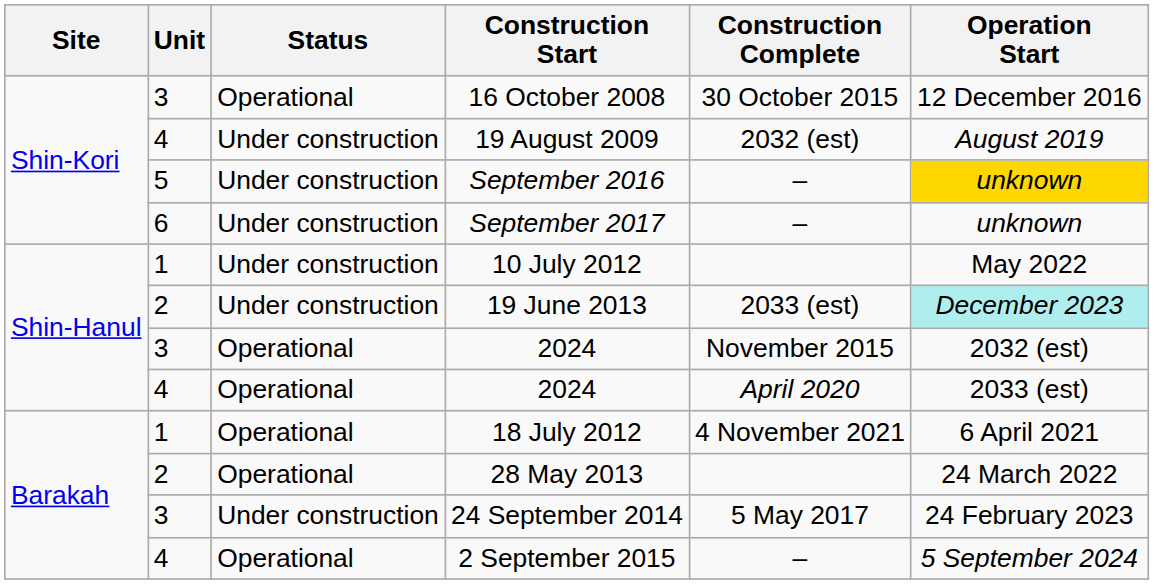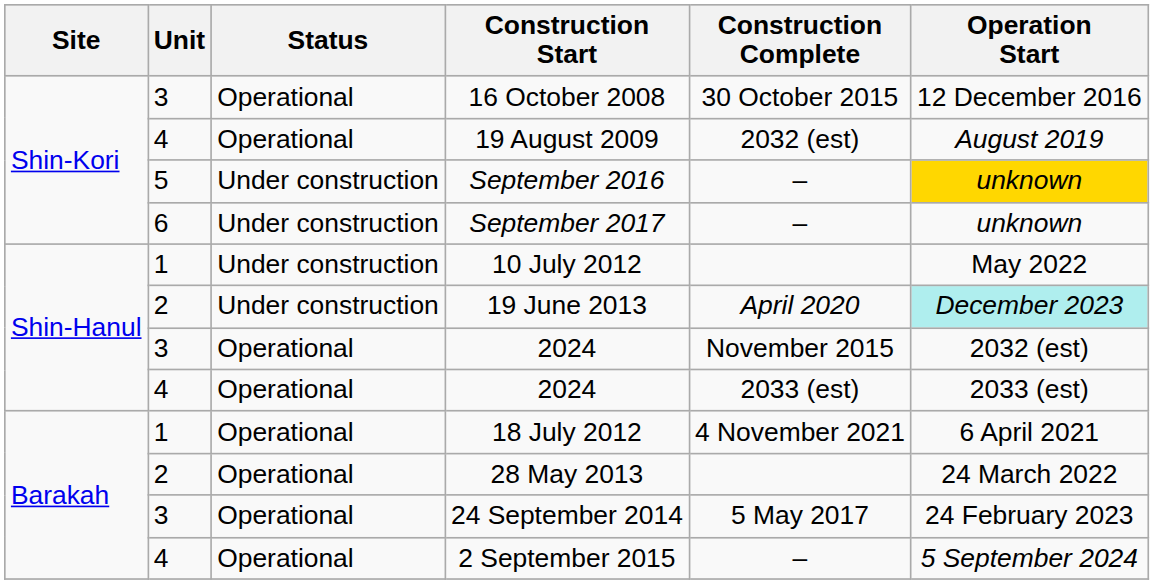(328, 138) Under construction -> (285, 138) Operational
(800, 306) 2033 (est) -> (800, 306) April 2020
(800, 390) April 2020 -> (800, 390) 2033 (est)
(328, 515) Under construction -> (285, 515) Operational
